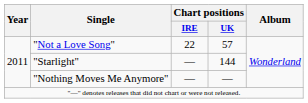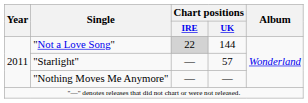(190, 45) no background -> (190, 45) lightgrey background
(227, 45) 57 -> (227, 45) 144
(227, 62) 144 -> (227, 62) 57
